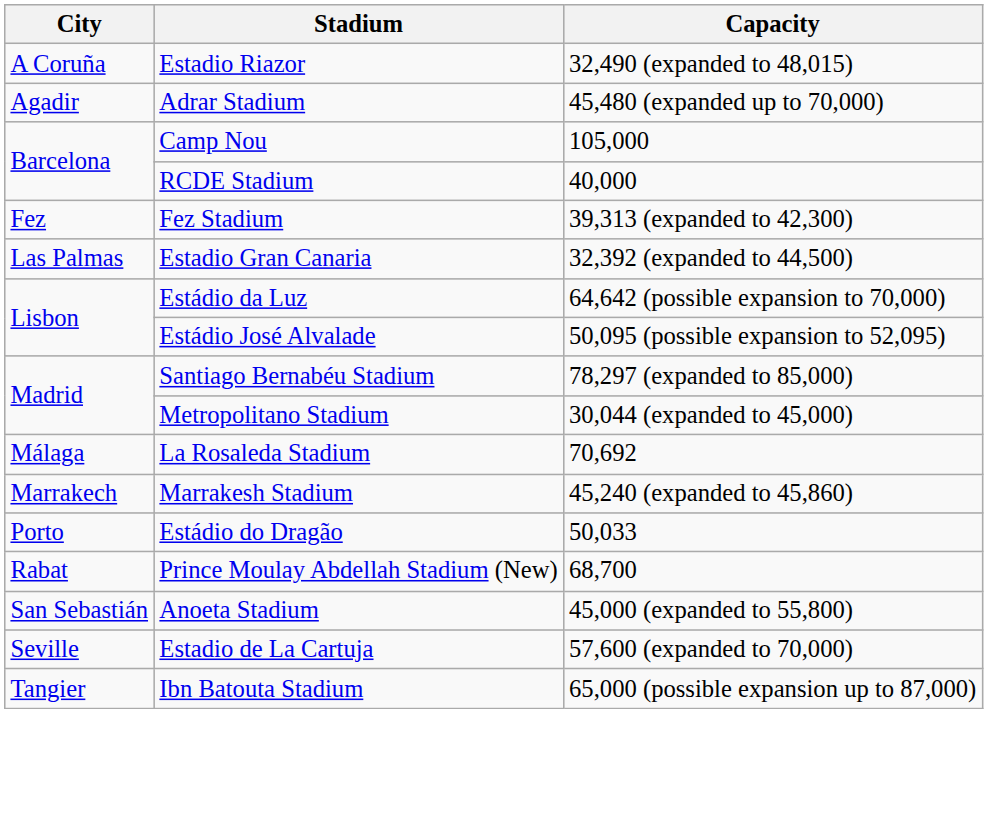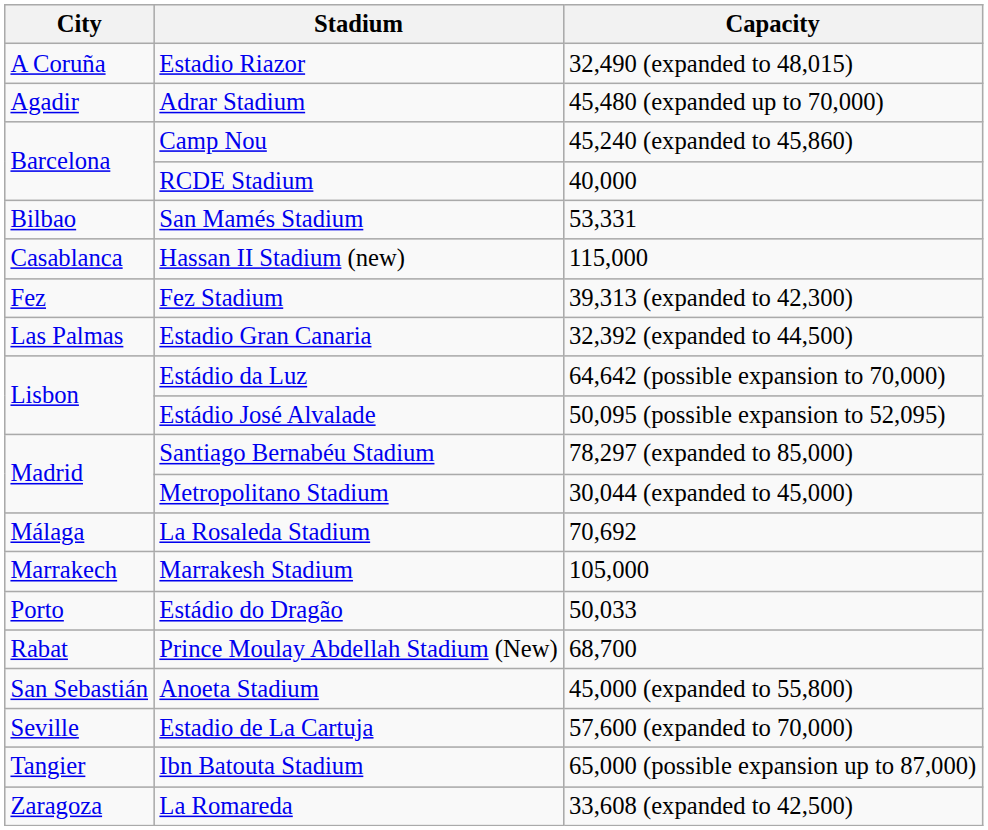(609, 141) 105,000 -> (711, 141) 45,240 (expanded to 45,860)
+ row: (261, 219)
+ row: (282, 258)
(711, 492) 45,240 (expanded to 45,860) -> (609, 571) 105,000
+ row: (226, 805)
